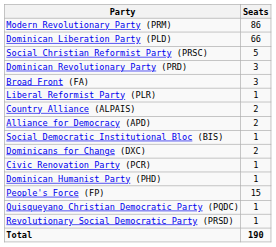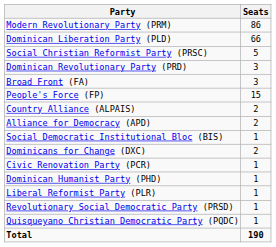rows swapped: (55, 193) <-> (81, 95)
rows swapped: (123, 207) <-> (120, 221)
